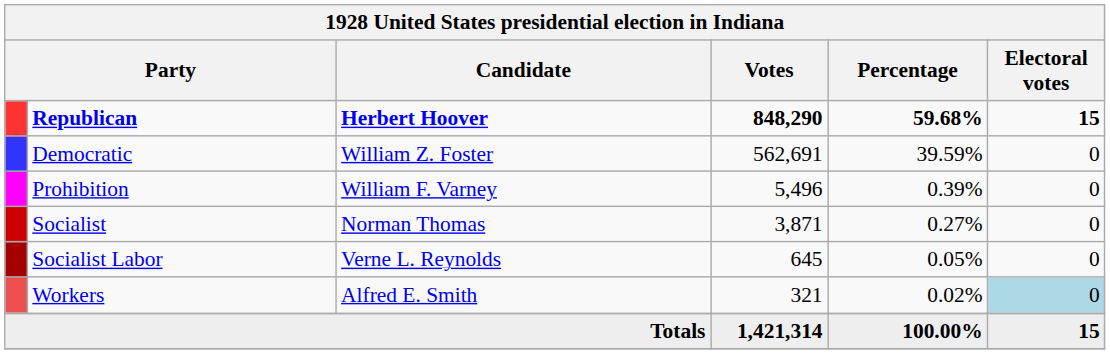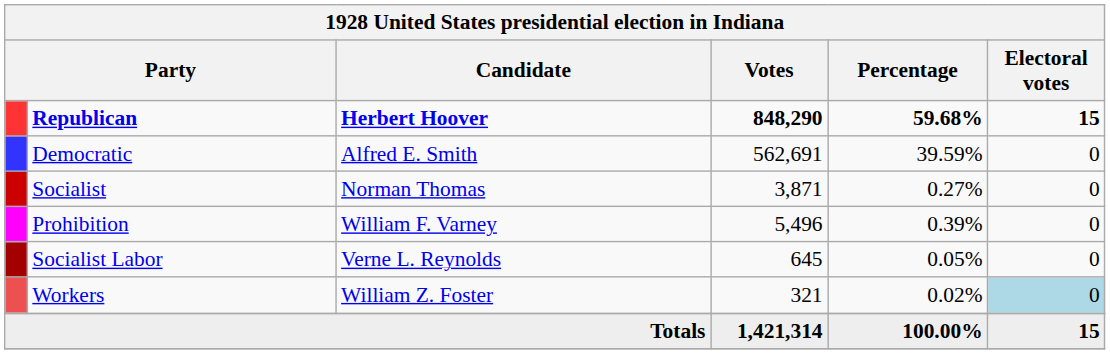(417, 153) William Z. Foster -> (409, 153) Alfred E. Smith
rows swapped: (81, 189) <-> (69, 224)
(409, 295) Alfred E. Smith -> (417, 295) William Z. Foster
